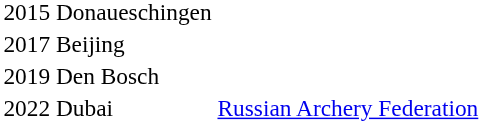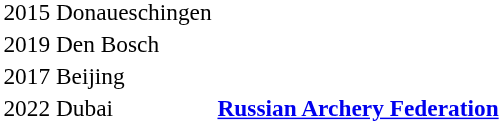rows swapped: (64, 44) <-> (81, 76)
(348, 108) normal -> (358, 108) bold
